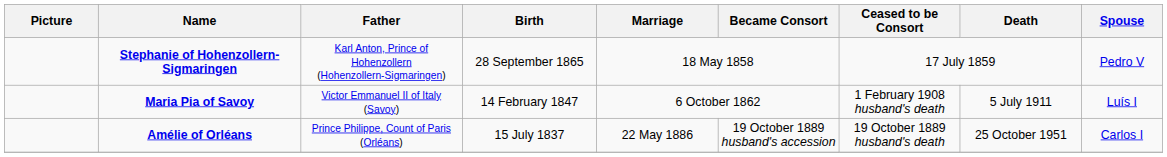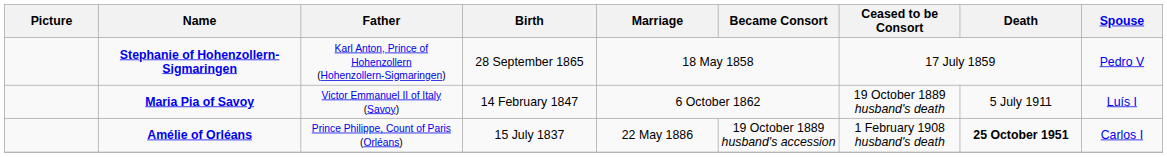(900, 101) 1 February 1908 husband's death -> (900, 101) 19 October 1889 husband's death
(900, 135) 19 October 1889 husband's death -> (900, 135) 1 February 1908 husband's death
(1021, 135) normal -> (1021, 135) bold
